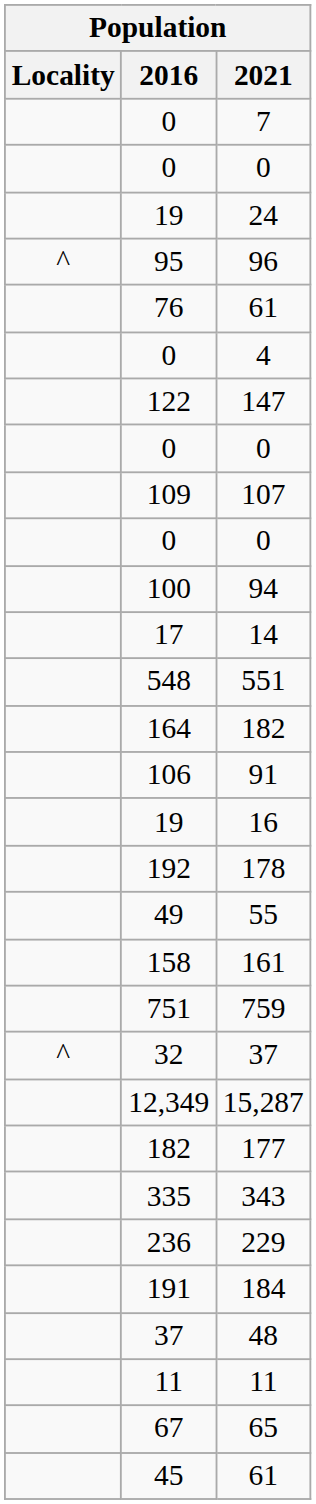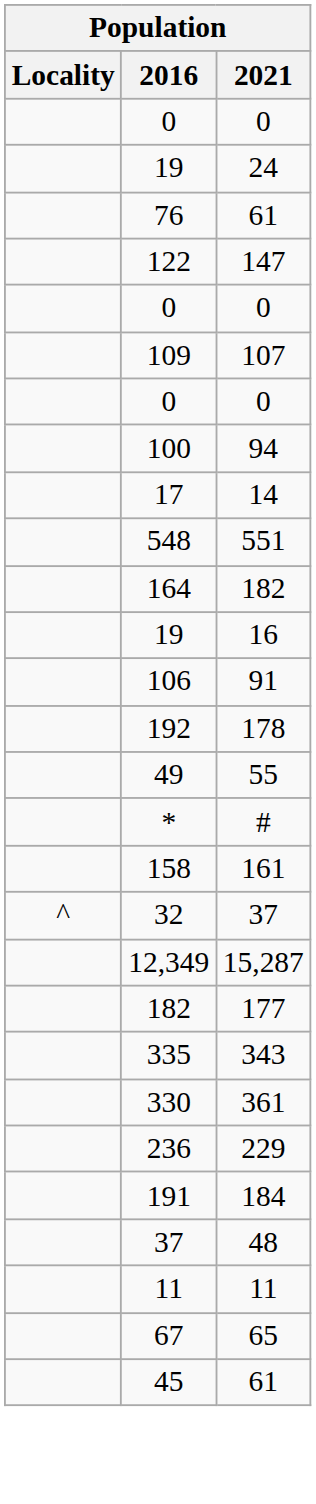- row: (169, 121)
- row: (169, 261)
- row: (169, 354)
rows swapped: (169, 821) <-> (169, 774)
+ row: (169, 821)
- row: (169, 1008)
+ row: (169, 1101)
